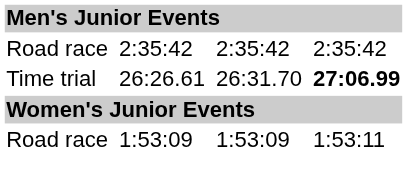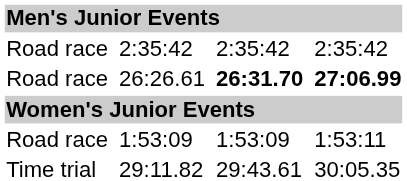(51, 79) Time trial -> (57, 79) Road race
(259, 79) normal -> (260, 79) bold
+ row: (161, 170)
